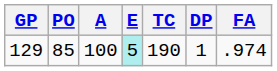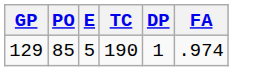- column: (101, 20)
(132, 51) paleturquoise background -> (89, 51) no background
